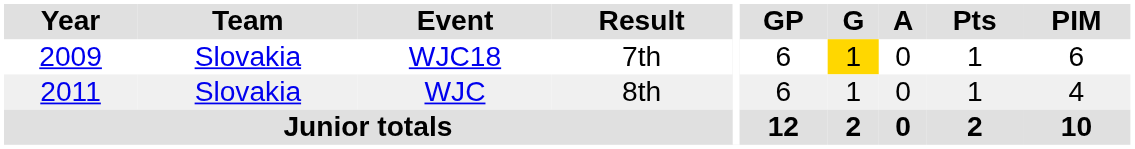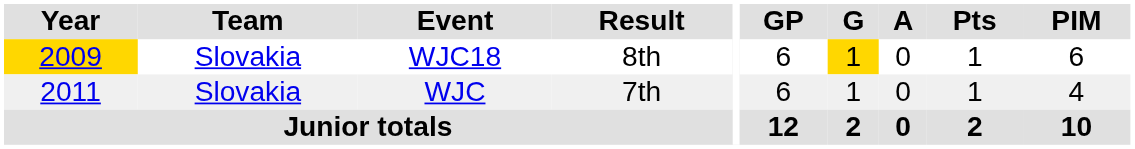(71, 56) no background -> (71, 56) gold background
(642, 56) 7th -> (642, 56) 8th
(642, 91) 8th -> (642, 91) 7th
